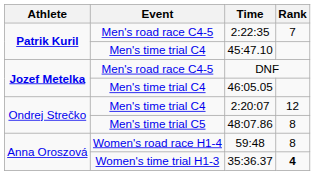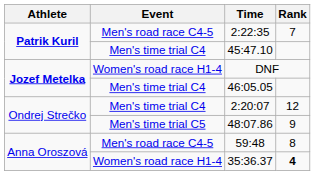(157, 69) Men's road race C4-5 -> (157, 69) Women's road race H1-4
(293, 125) 8 -> (293, 125) 9
(157, 143) Women's road race H1-4 -> (157, 143) Men's road race C4-5
(157, 161) Women's time trial H1-3 -> (157, 161) Women's road race H1-4
